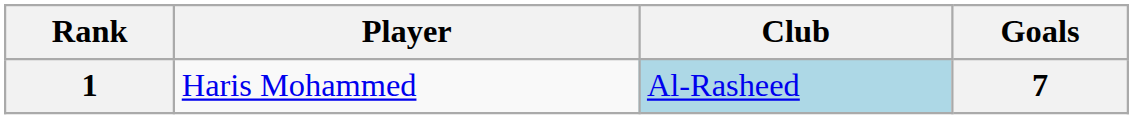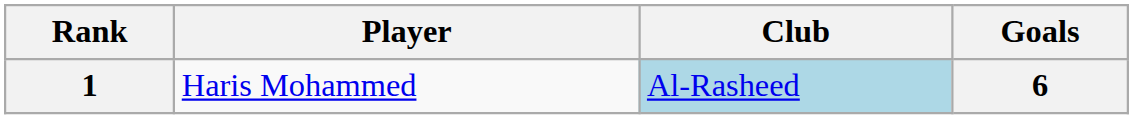(1040, 85) 7 -> (1040, 85) 6
